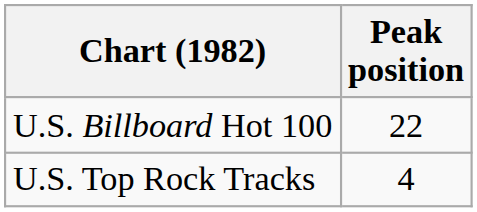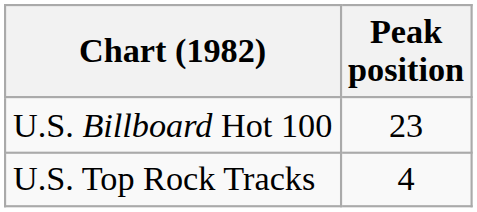(406, 124) 22 -> (406, 124) 23
